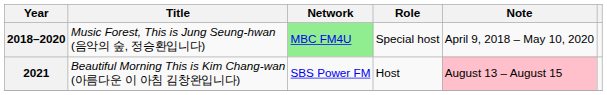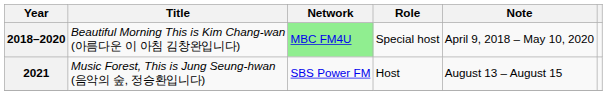(173, 39) Music Forest, This is Jung Seung-hwan (음악의 숲, 정승환입니다) -> (178, 39) Beautiful Morning This is Kim Chang-wan (아름다운 이 아침 김창완입니다)
(178, 73) Beautiful Morning This is Kim Chang-wan (아름다운 이 아침 김창완입니다) -> (173, 73) Music Forest, This is Jung Seung-hwan (음악의 숲, 정승환입니다)
(504, 73) pink background -> (504, 73) no background
